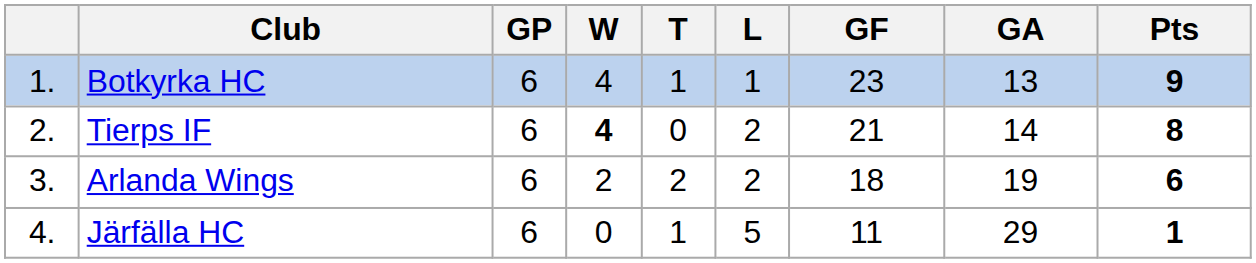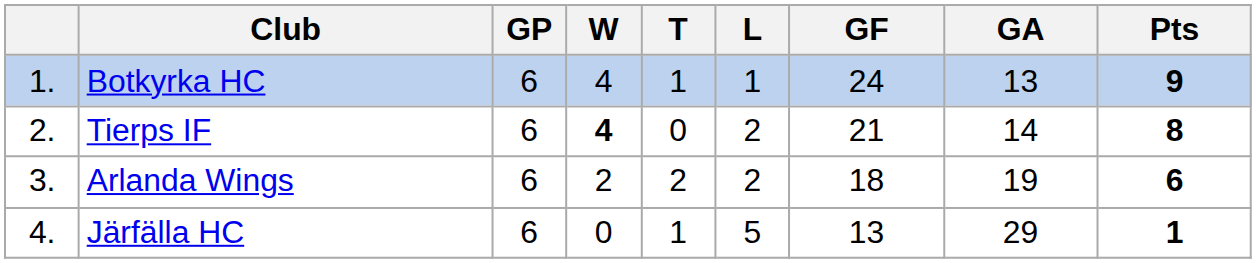(867, 80) 23 -> (867, 80) 24
(867, 231) 11 -> (867, 231) 13
